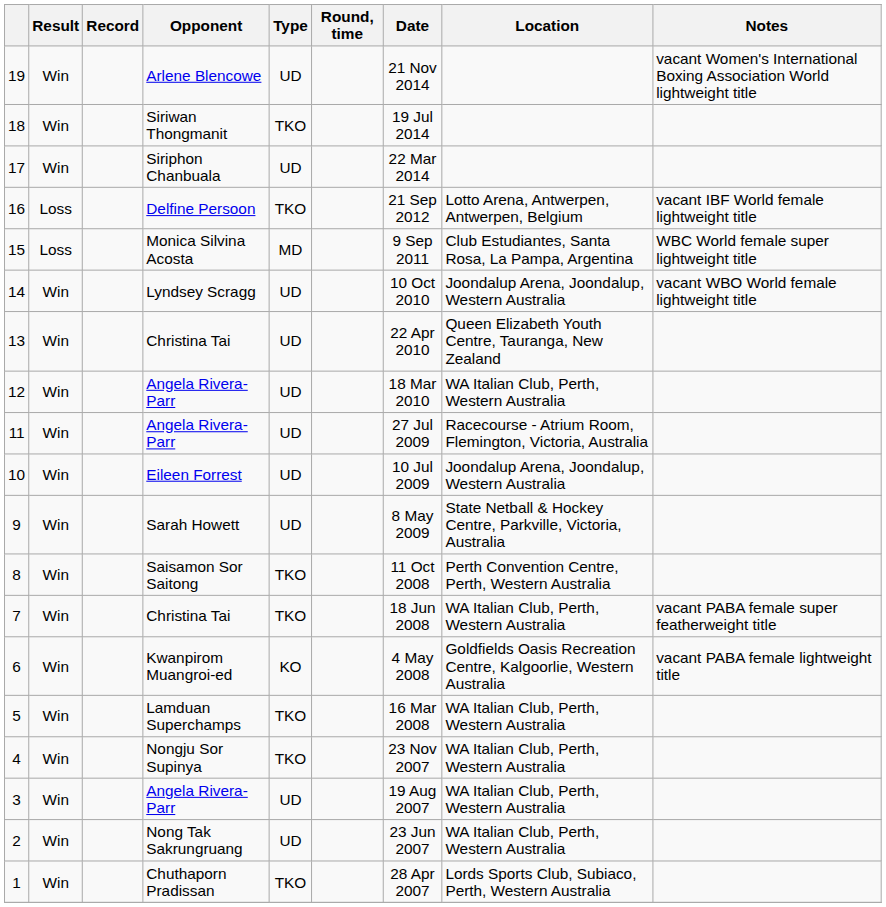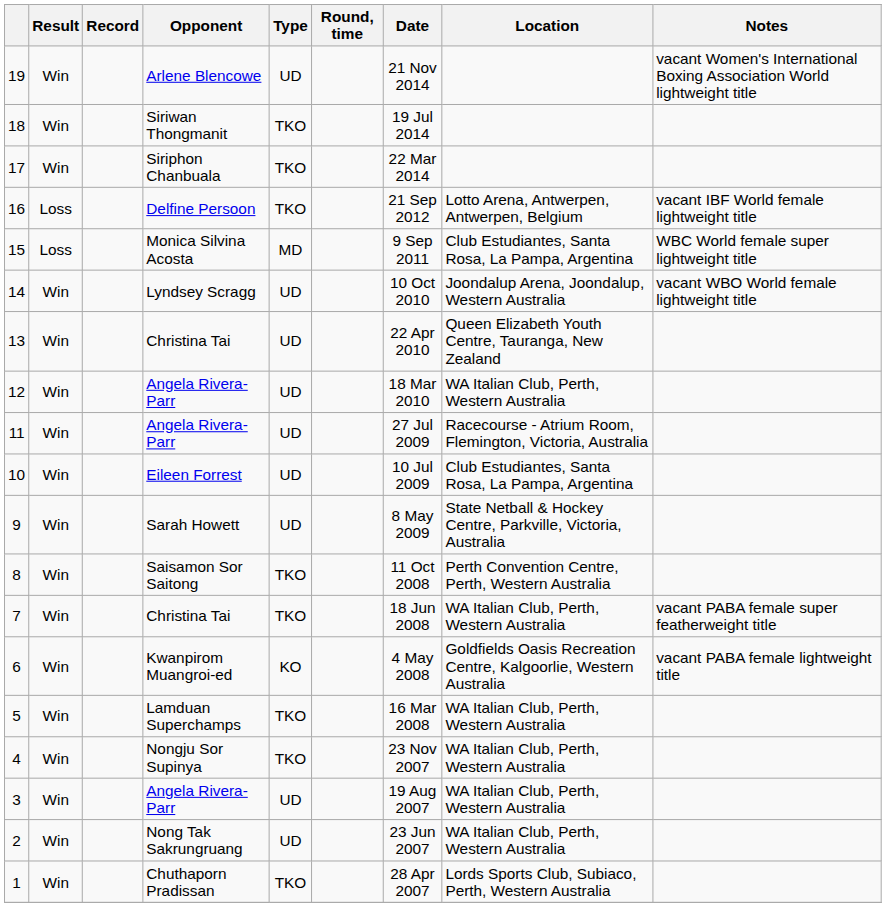(290, 167) UD -> (290, 167) TKO
(545, 475) Joondalup Arena, Joondalup, Western Australia -> (539, 475) Club Estudiantes, Santa Rosa, La Pampa, Argentina
